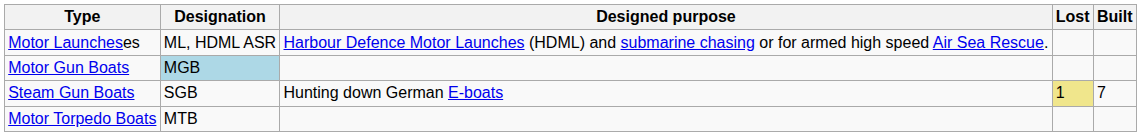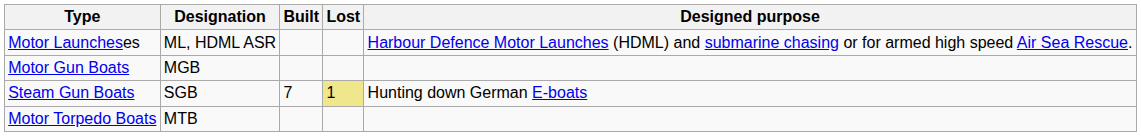columns swapped: (1115, 17) <-> (666, 17)
(182, 67) lightblue background -> (182, 67) no background
